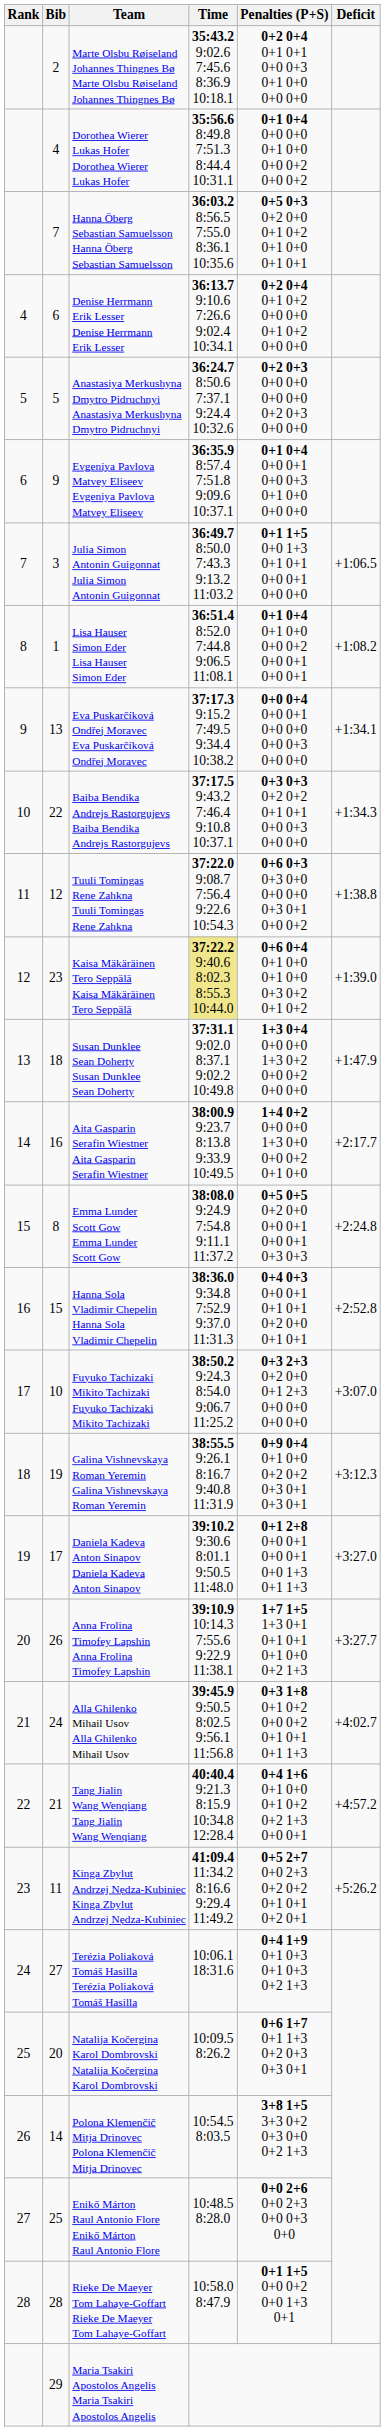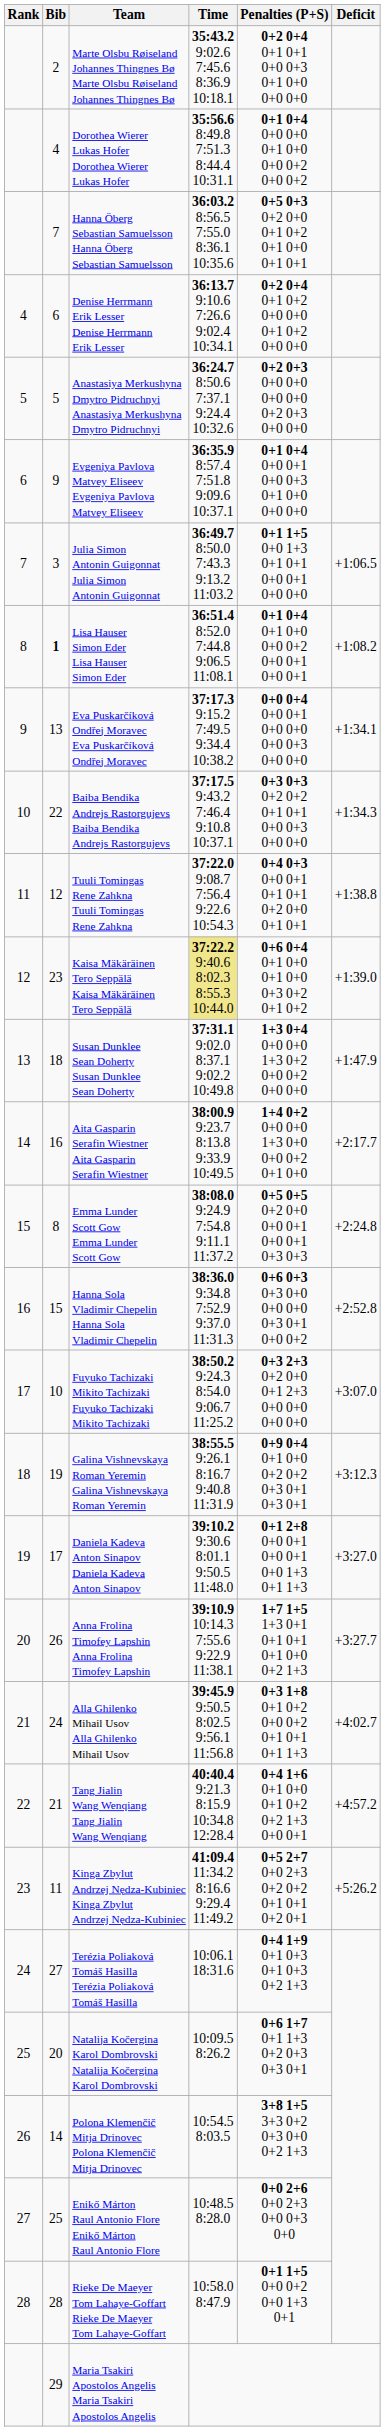(56, 646) normal -> (56, 646) bold
(284, 895) 0+6 0+3 0+3 0+0 0+0 0+0 0+3 0+1 0+0 0+2 -> (284, 895) 0+4 0+3 0+0 0+1 0+1 0+1 0+2 0+0 0+1 0+1
(284, 1308) 0+4 0+3 0+0 0+1 0+1 0+1 0+2 0+0 0+1 0+1 -> (284, 1308) 0+6 0+3 0+3 0+0 0+0 0+0 0+3 0+1 0+0 0+2
